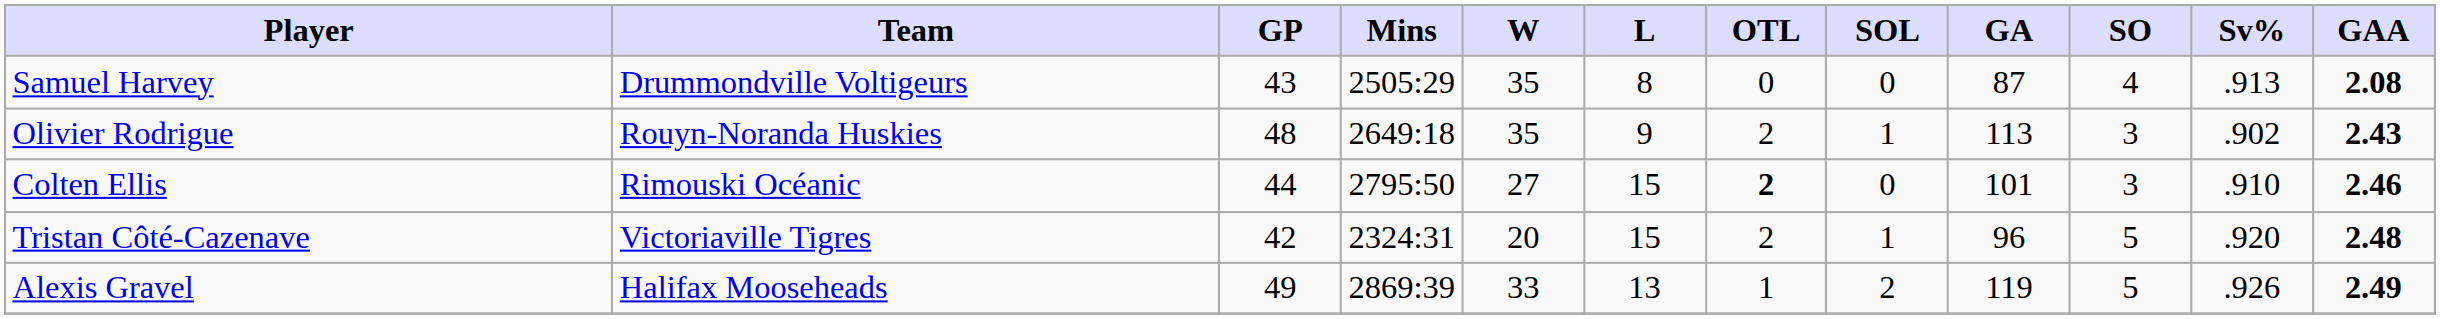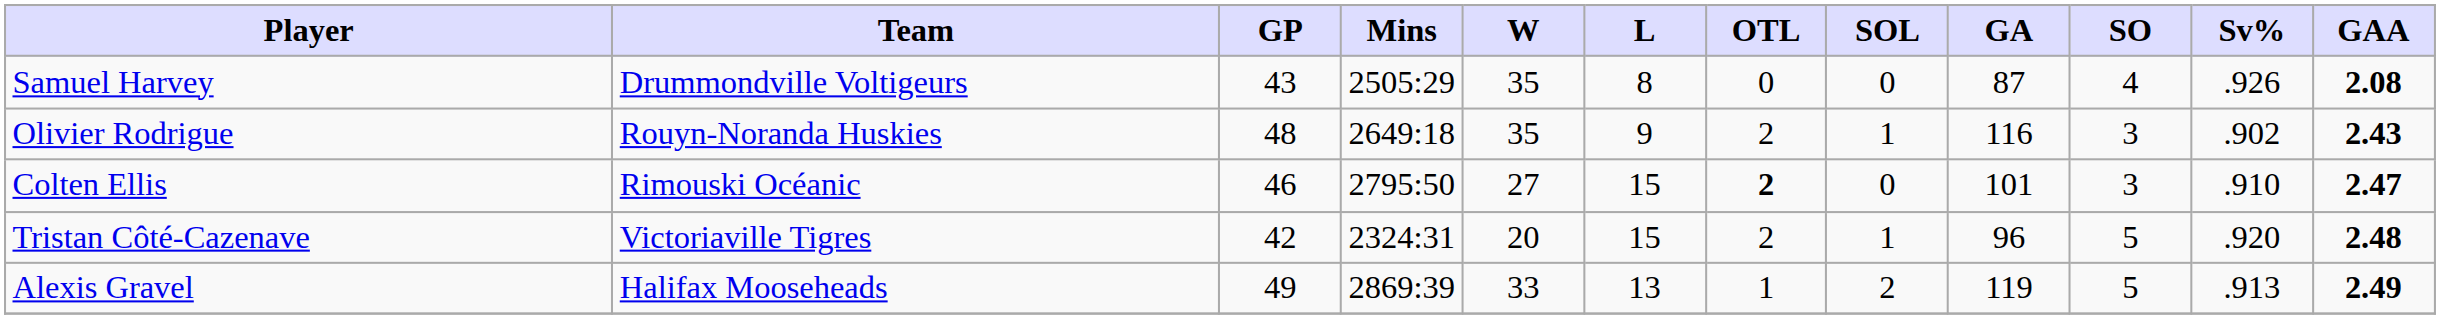(2252, 81) .913 -> (2252, 81) .926
(2009, 133) 113 -> (2009, 133) 116
(1280, 184) 44 -> (1280, 184) 46
(2373, 184) 2.46 -> (2373, 184) 2.47
(2252, 287) .926 -> (2252, 287) .913
